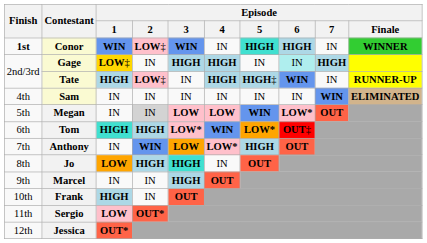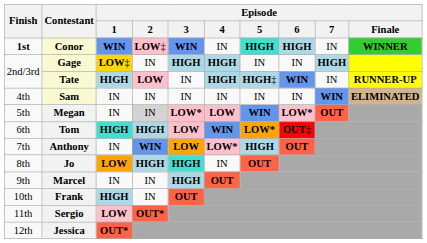(297, 63) paleturquoise background -> (297, 63) no background
(150, 79) LOW‡ -> (150, 79) LOW
(186, 113) LOW -> (186, 113) LOW*
(186, 130) LOW* -> (186, 130) LOW
